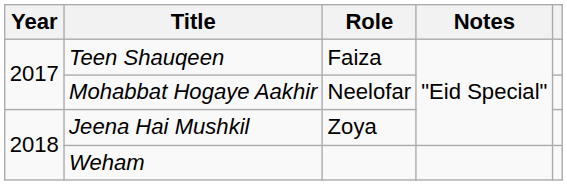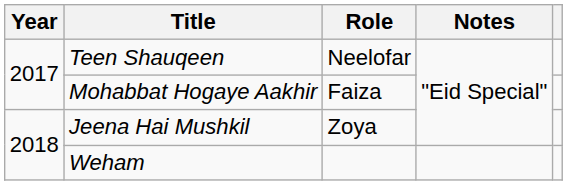(355, 57) Faiza -> (369, 57) Neelofar
(369, 92) Neelofar -> (355, 92) Faiza
